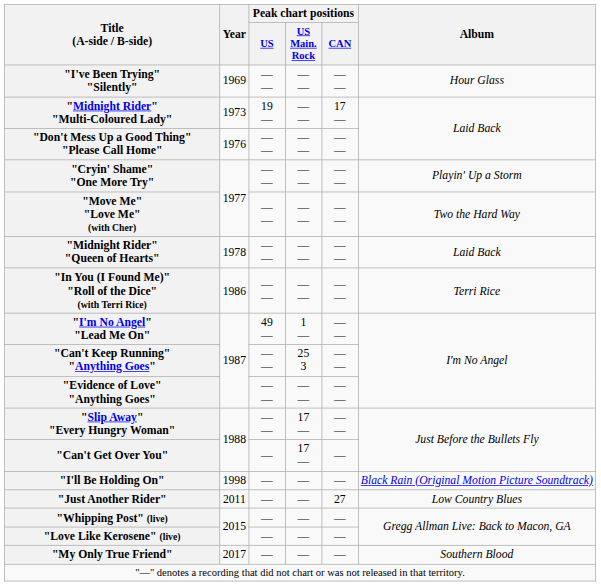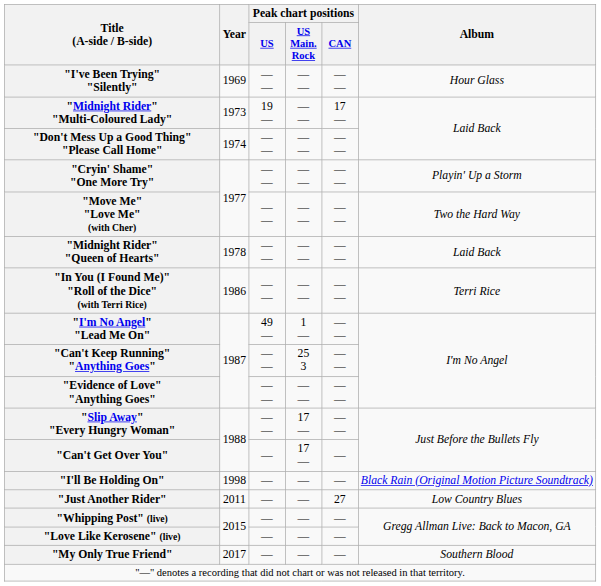(234, 144) 1976 -> (234, 144) 1974
